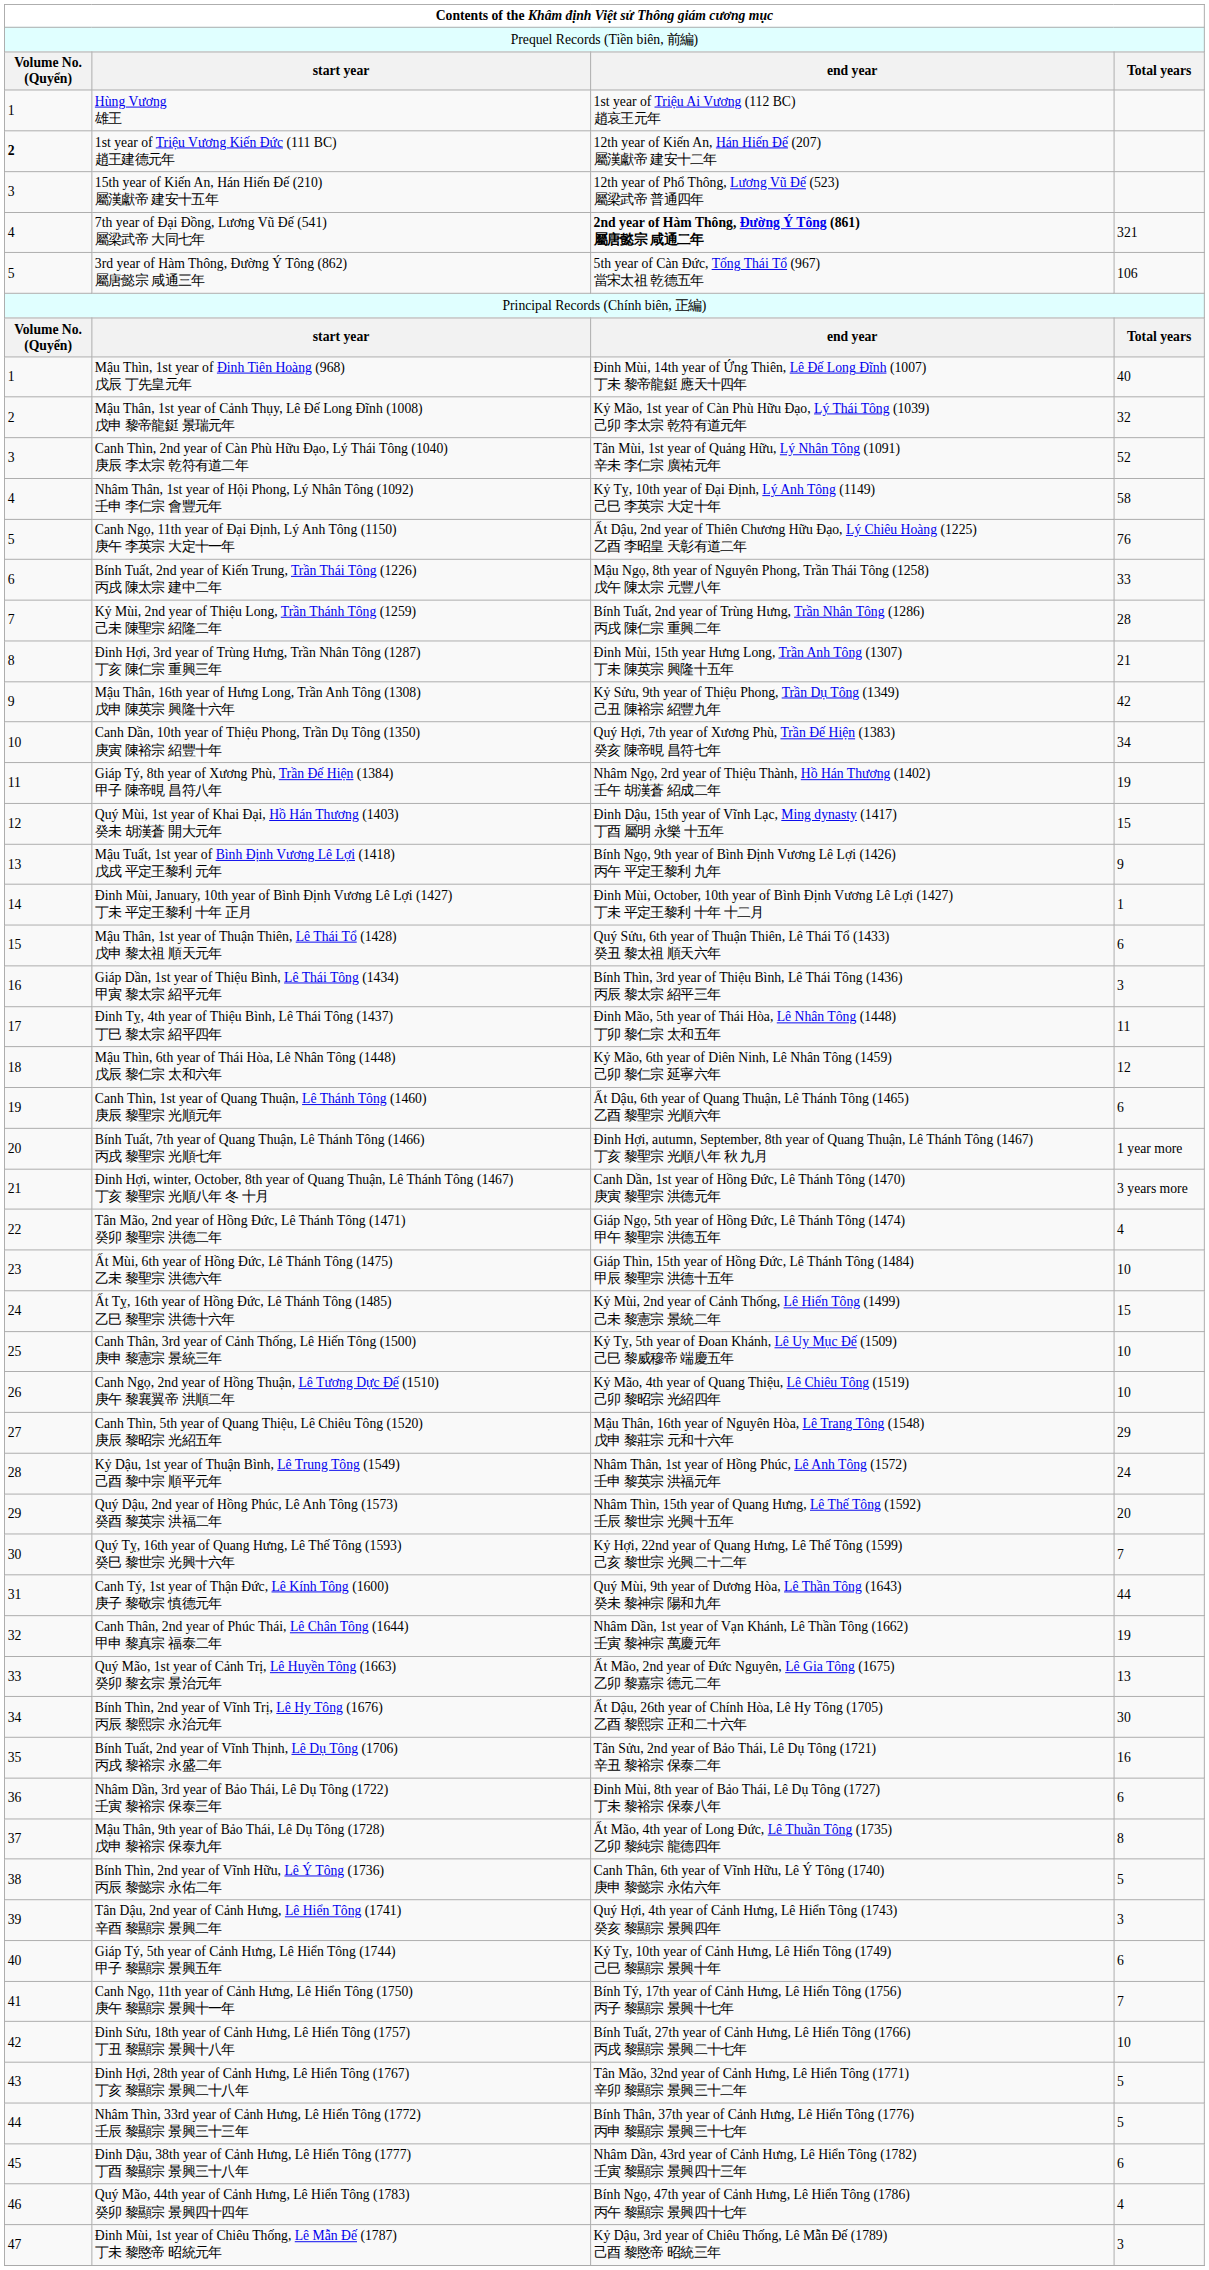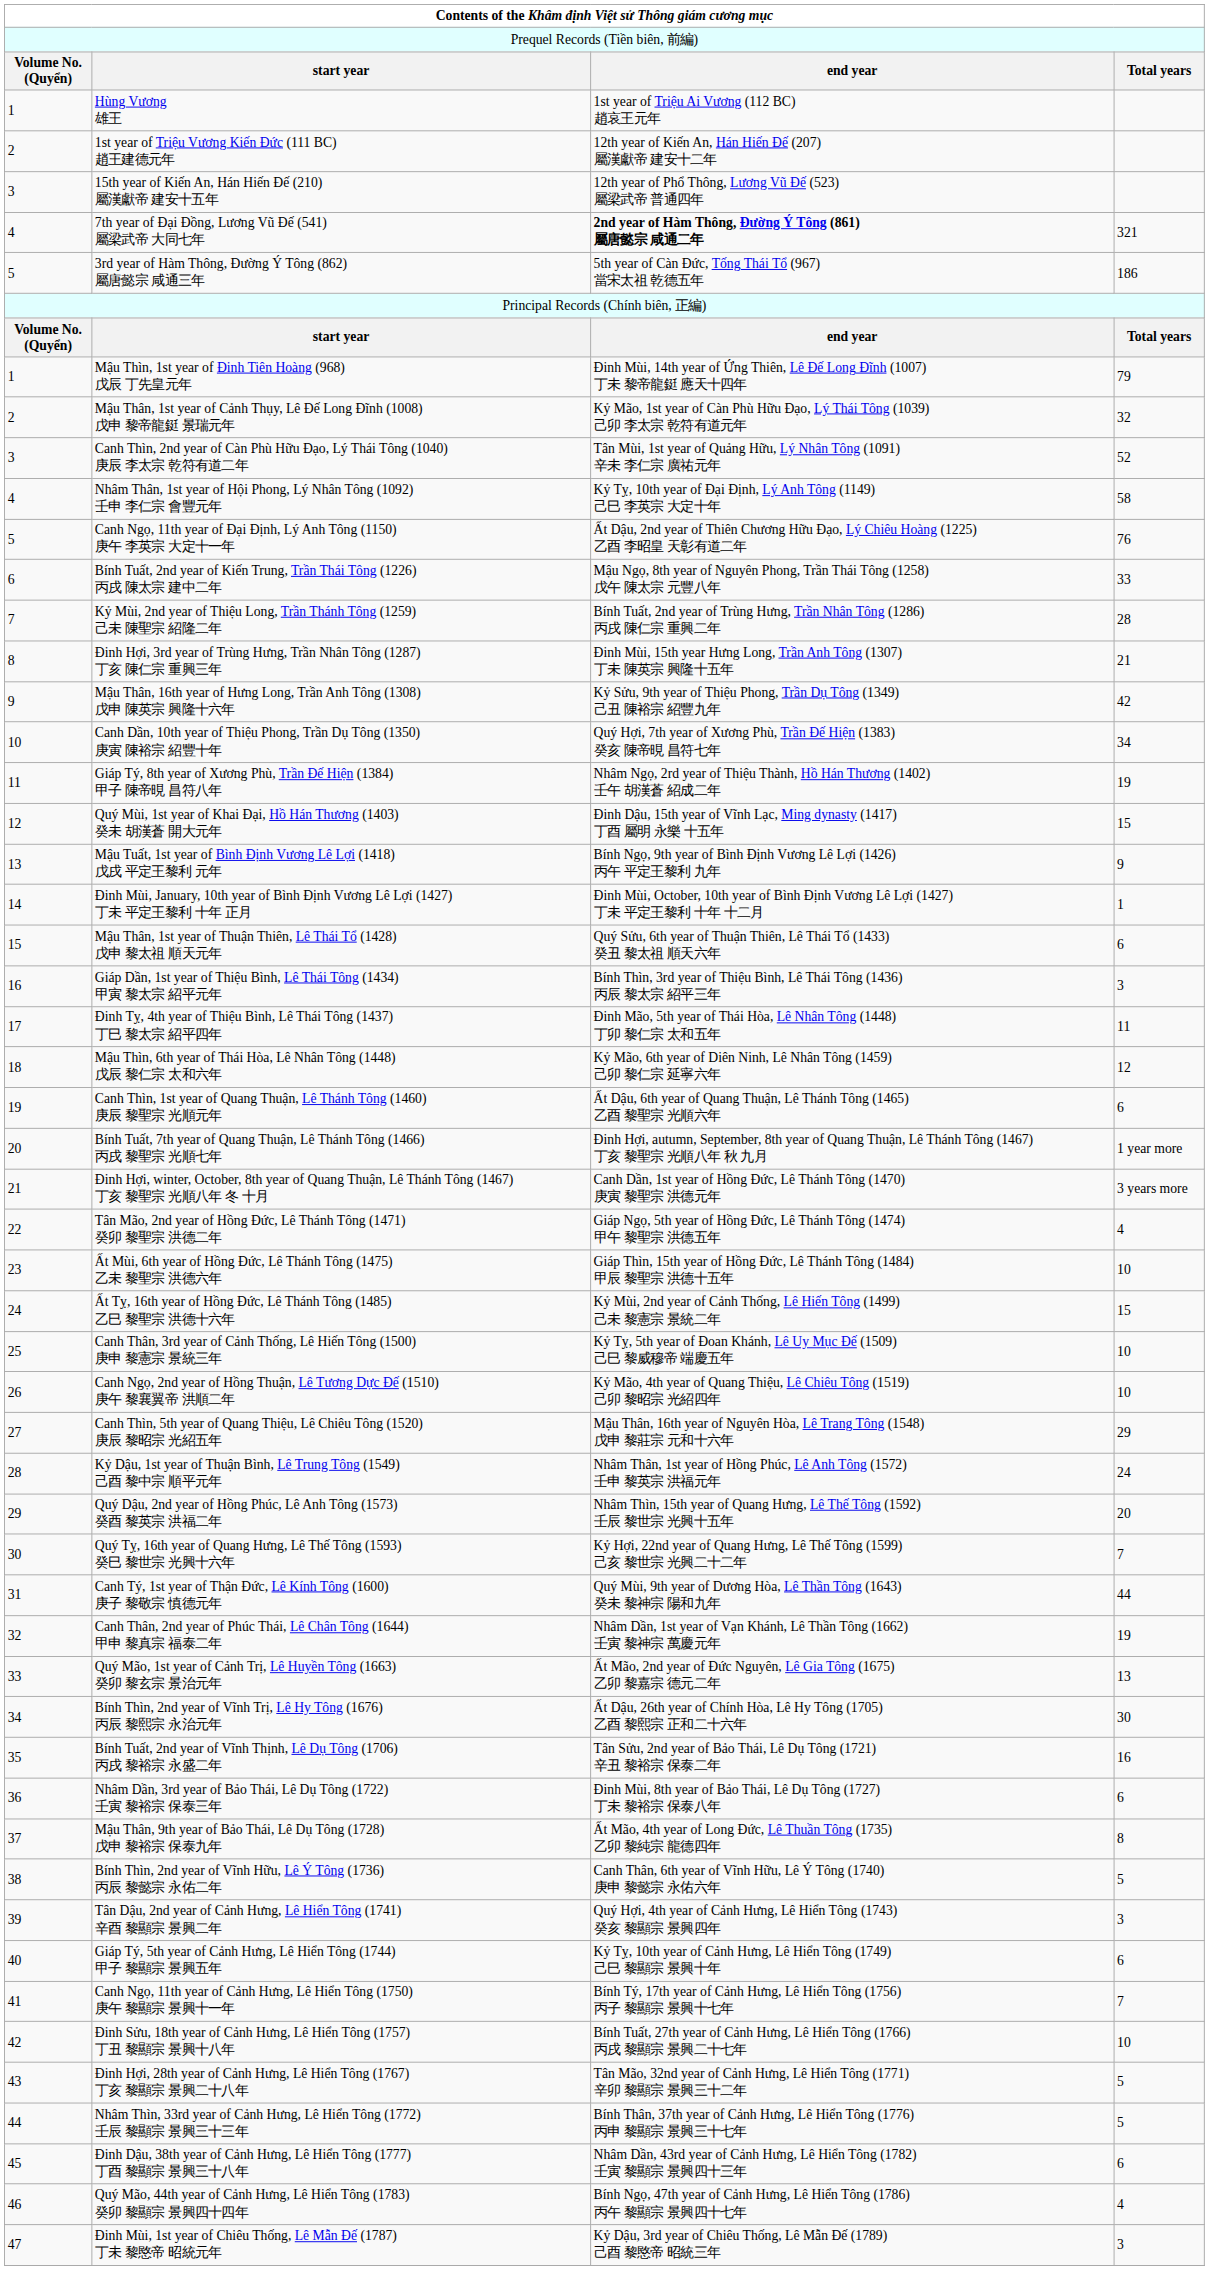(11, 151) bold -> (11, 151) normal
(1127, 272) 106 -> (1127, 272) 186
(1124, 376) 40 -> (1124, 376) 79
